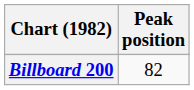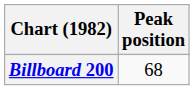(154, 69) 82 -> (154, 69) 68
